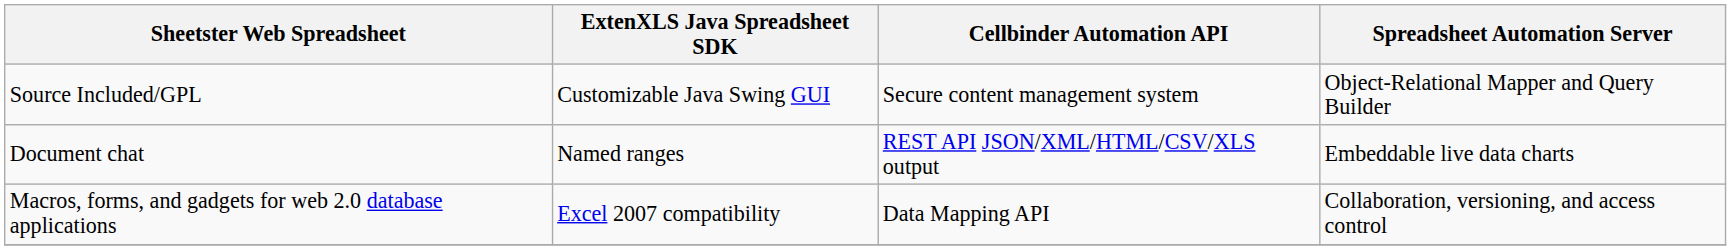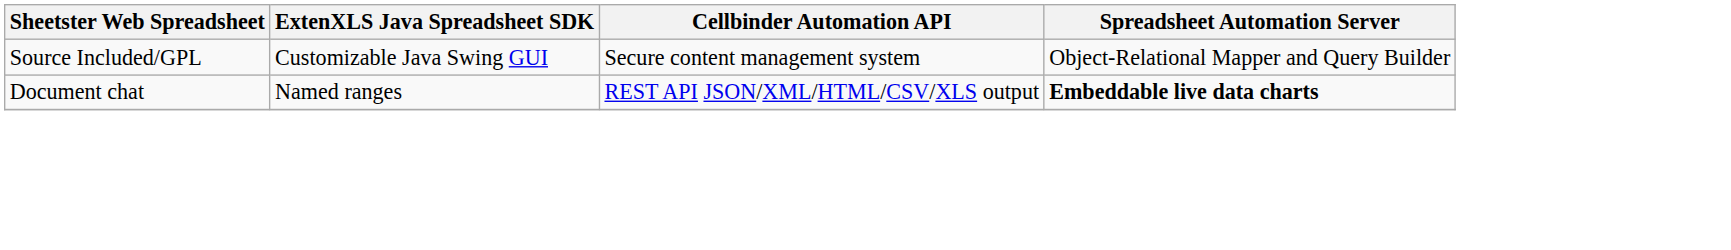(1449, 154) normal -> (1184, 92) bold
- row: (226, 214)
